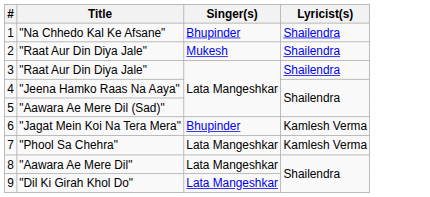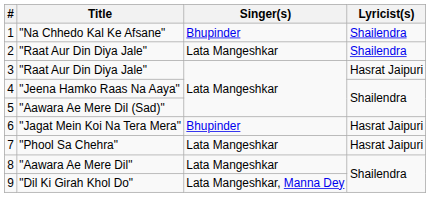(207, 51) Mukesh -> (232, 51) Lata Mangeshkar
(312, 70) Shailendra -> (386, 70) Hasrat Jaipuri
(325, 127) Kamlesh Verma -> (386, 127) Hasrat Jaipuri
(325, 145) Kamlesh Verma -> (386, 145) Hasrat Jaipuri
(232, 183) Lata Mangeshkar -> (265, 183) Lata Mangeshkar, Manna Dey
